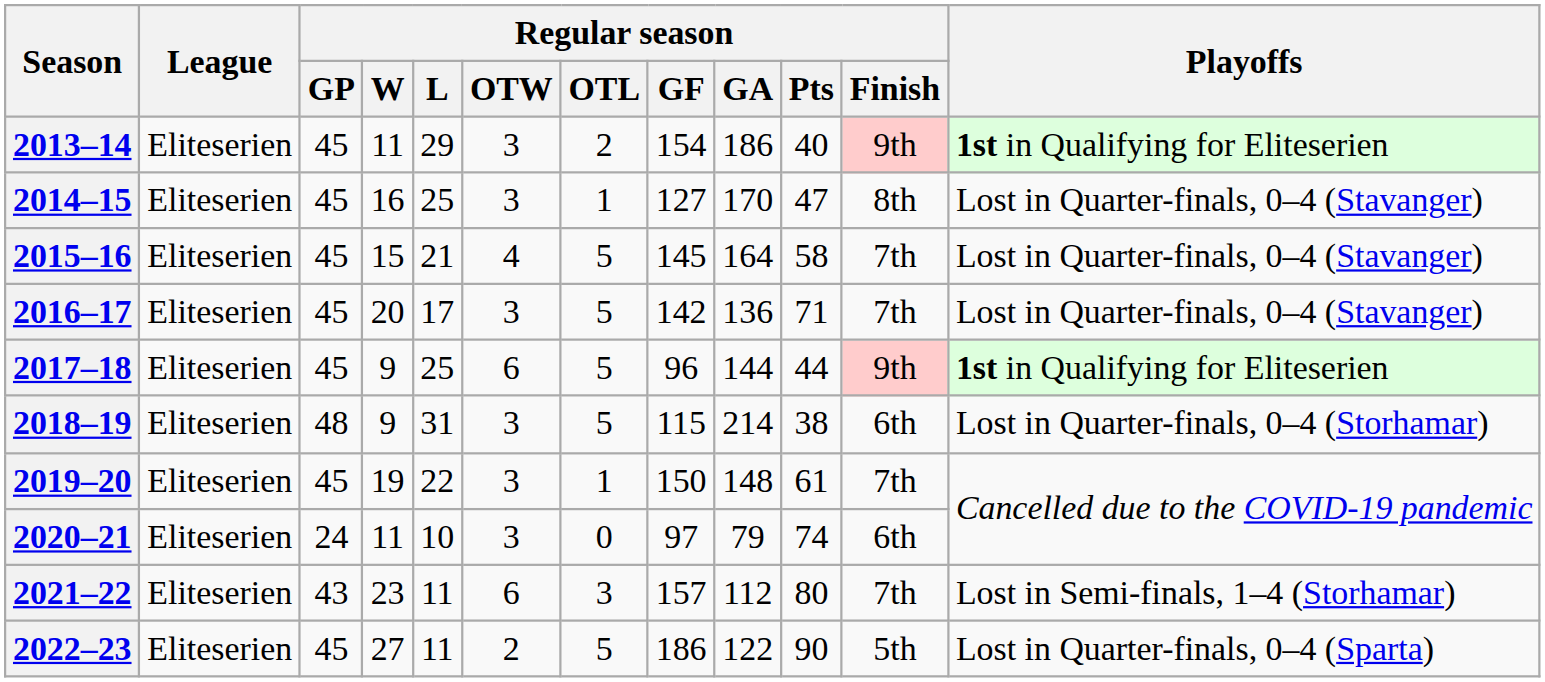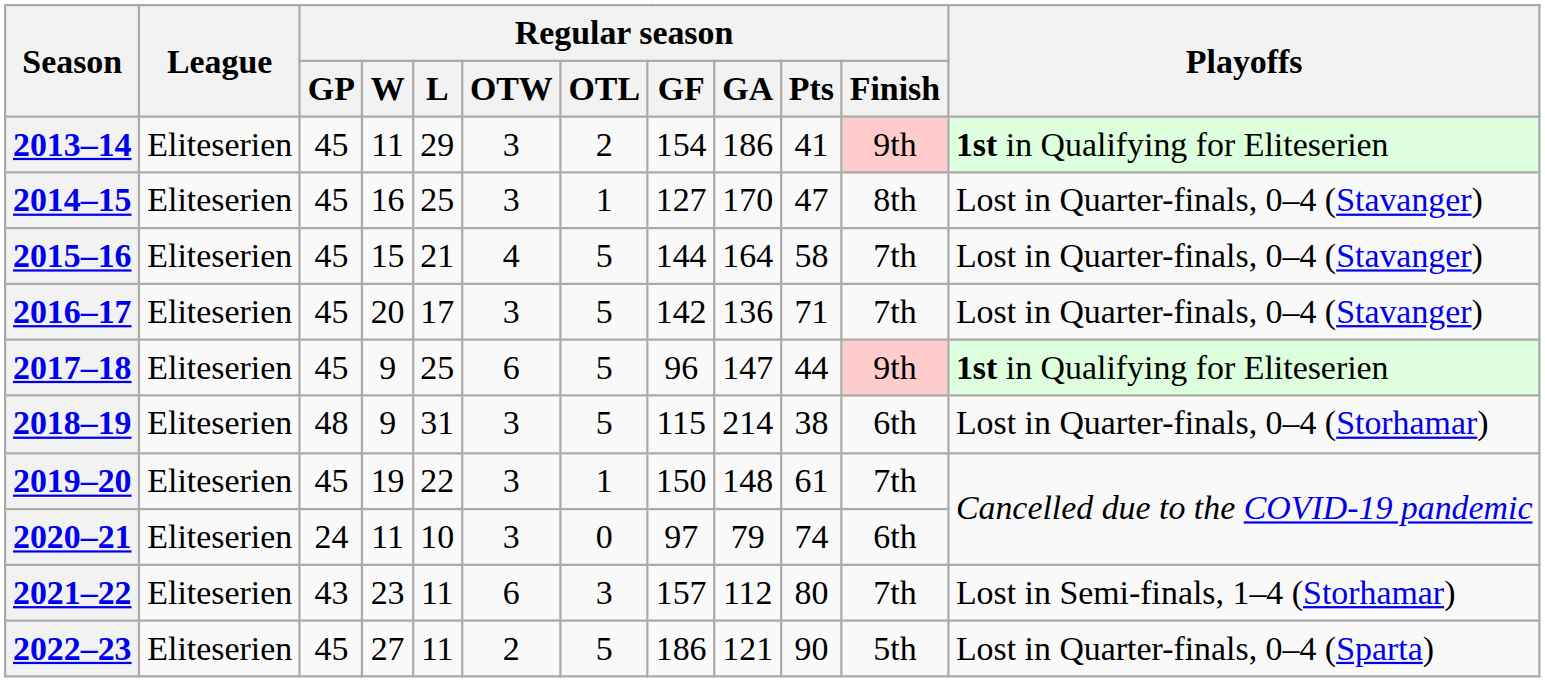(811, 144) 40 -> (811, 144) 41
(681, 256) 145 -> (681, 256) 144
(748, 367) 144 -> (748, 367) 147
(748, 647) 122 -> (748, 647) 121
